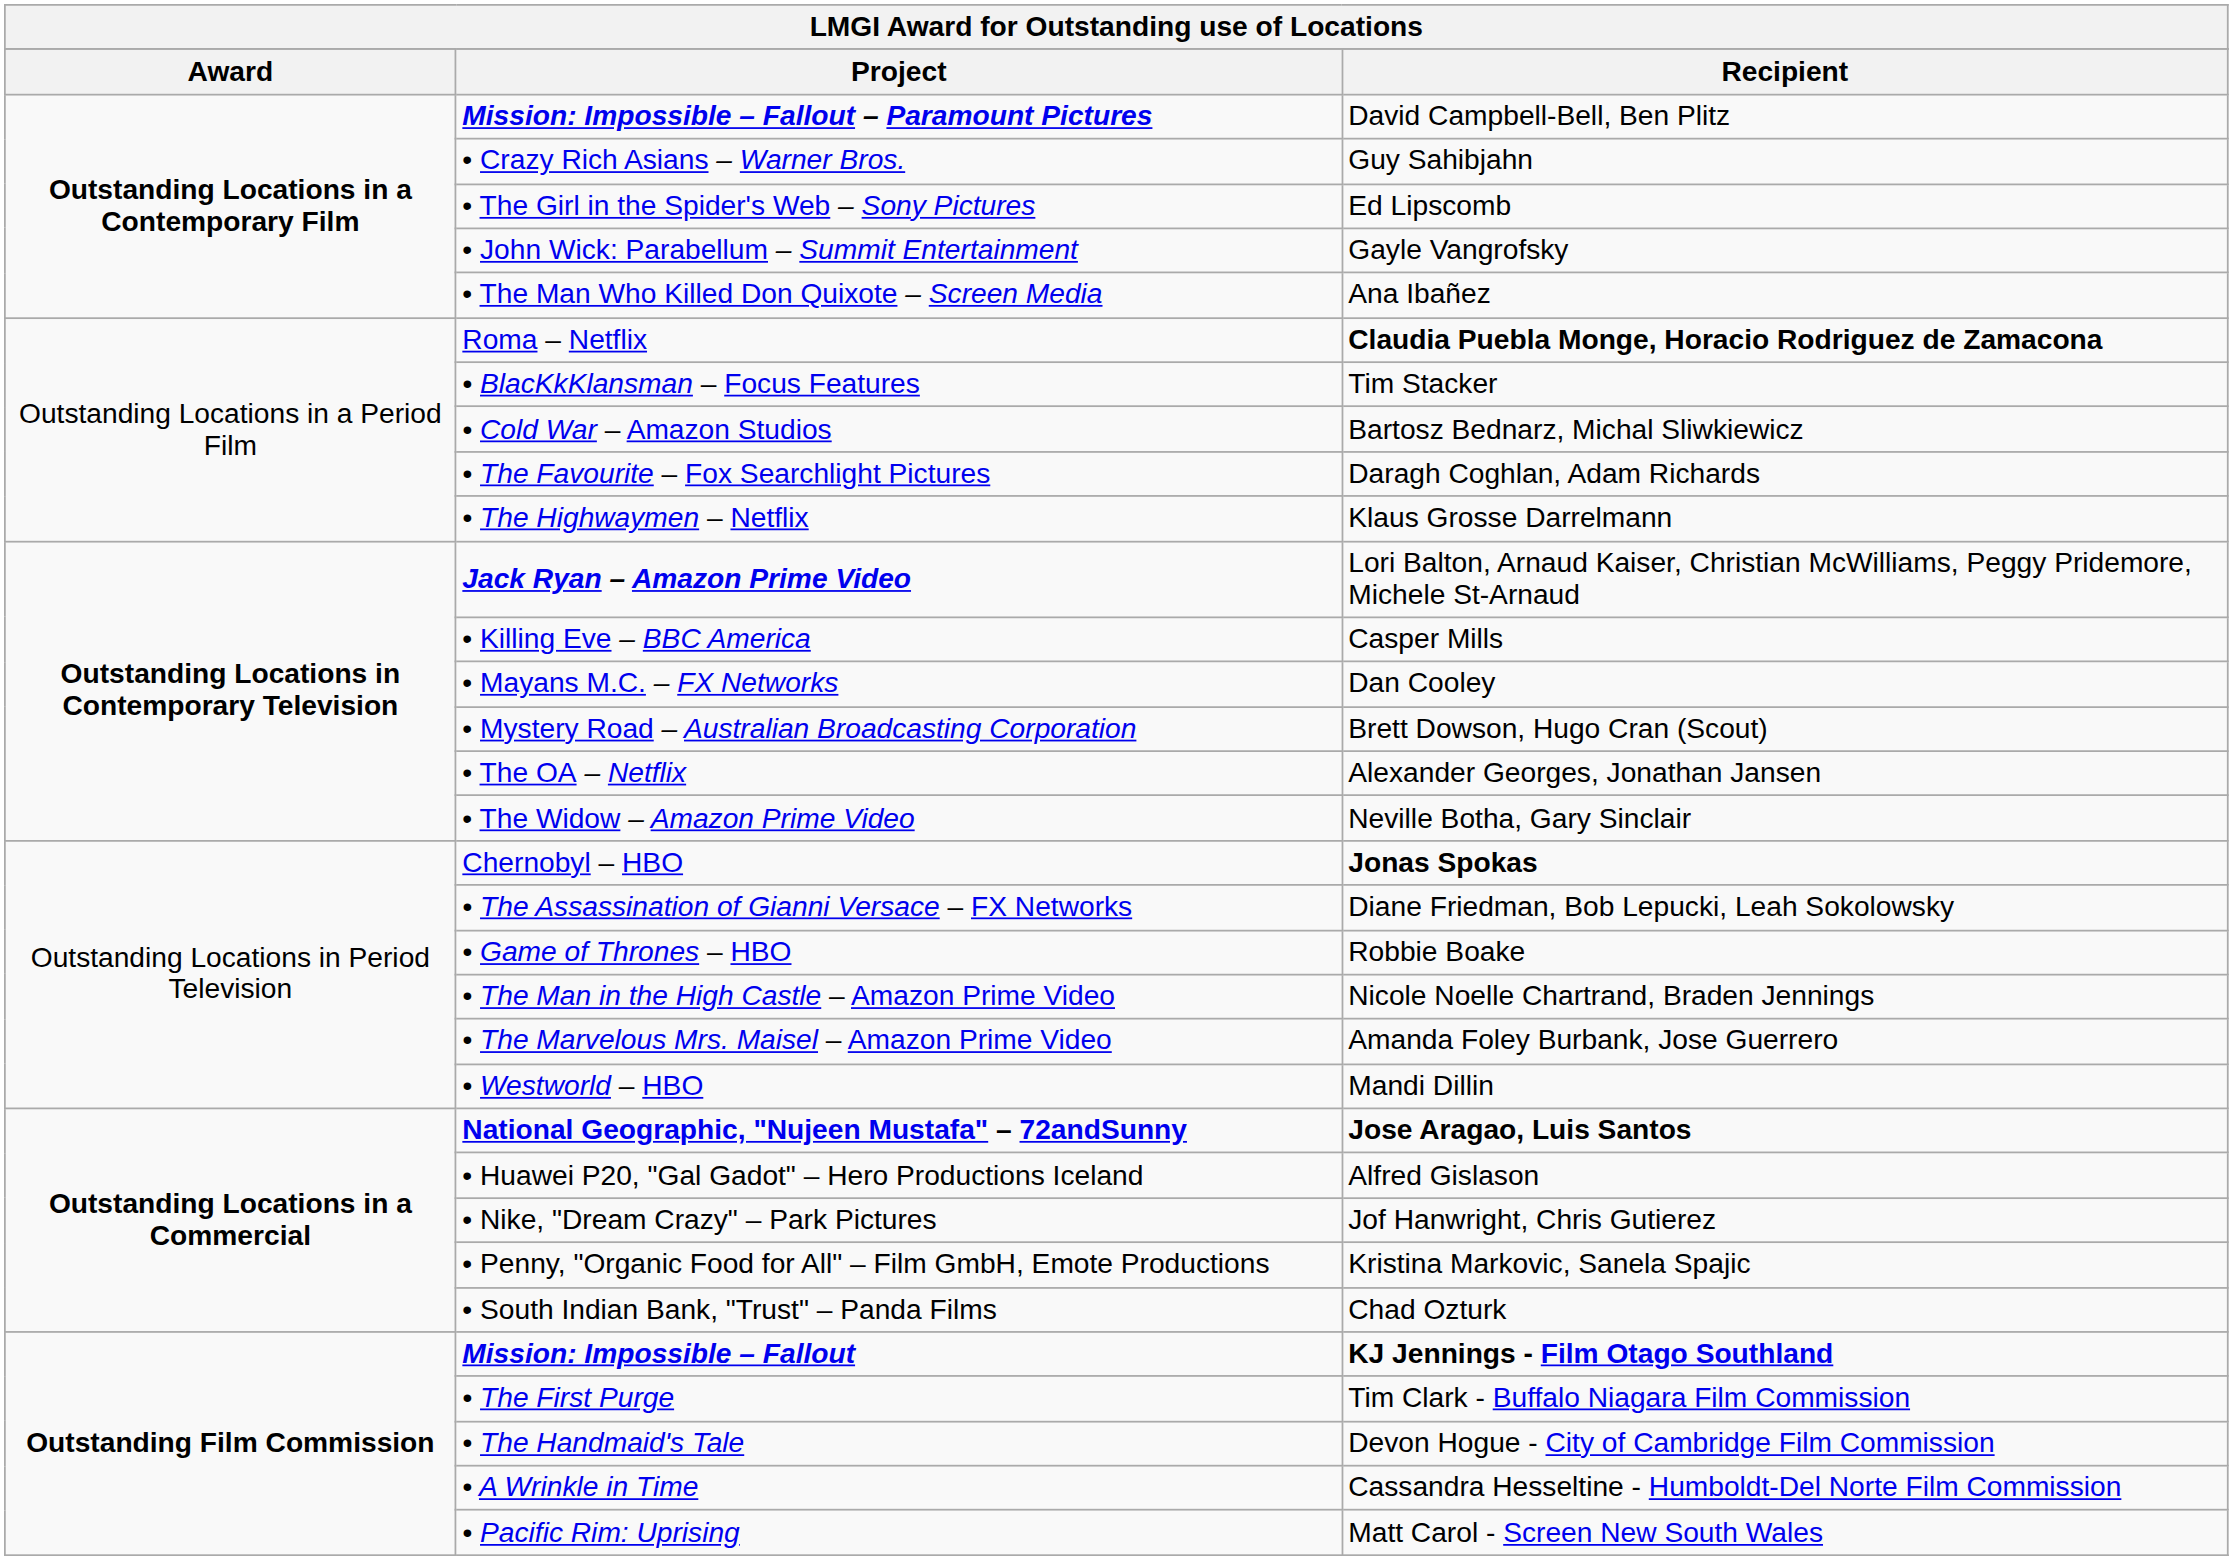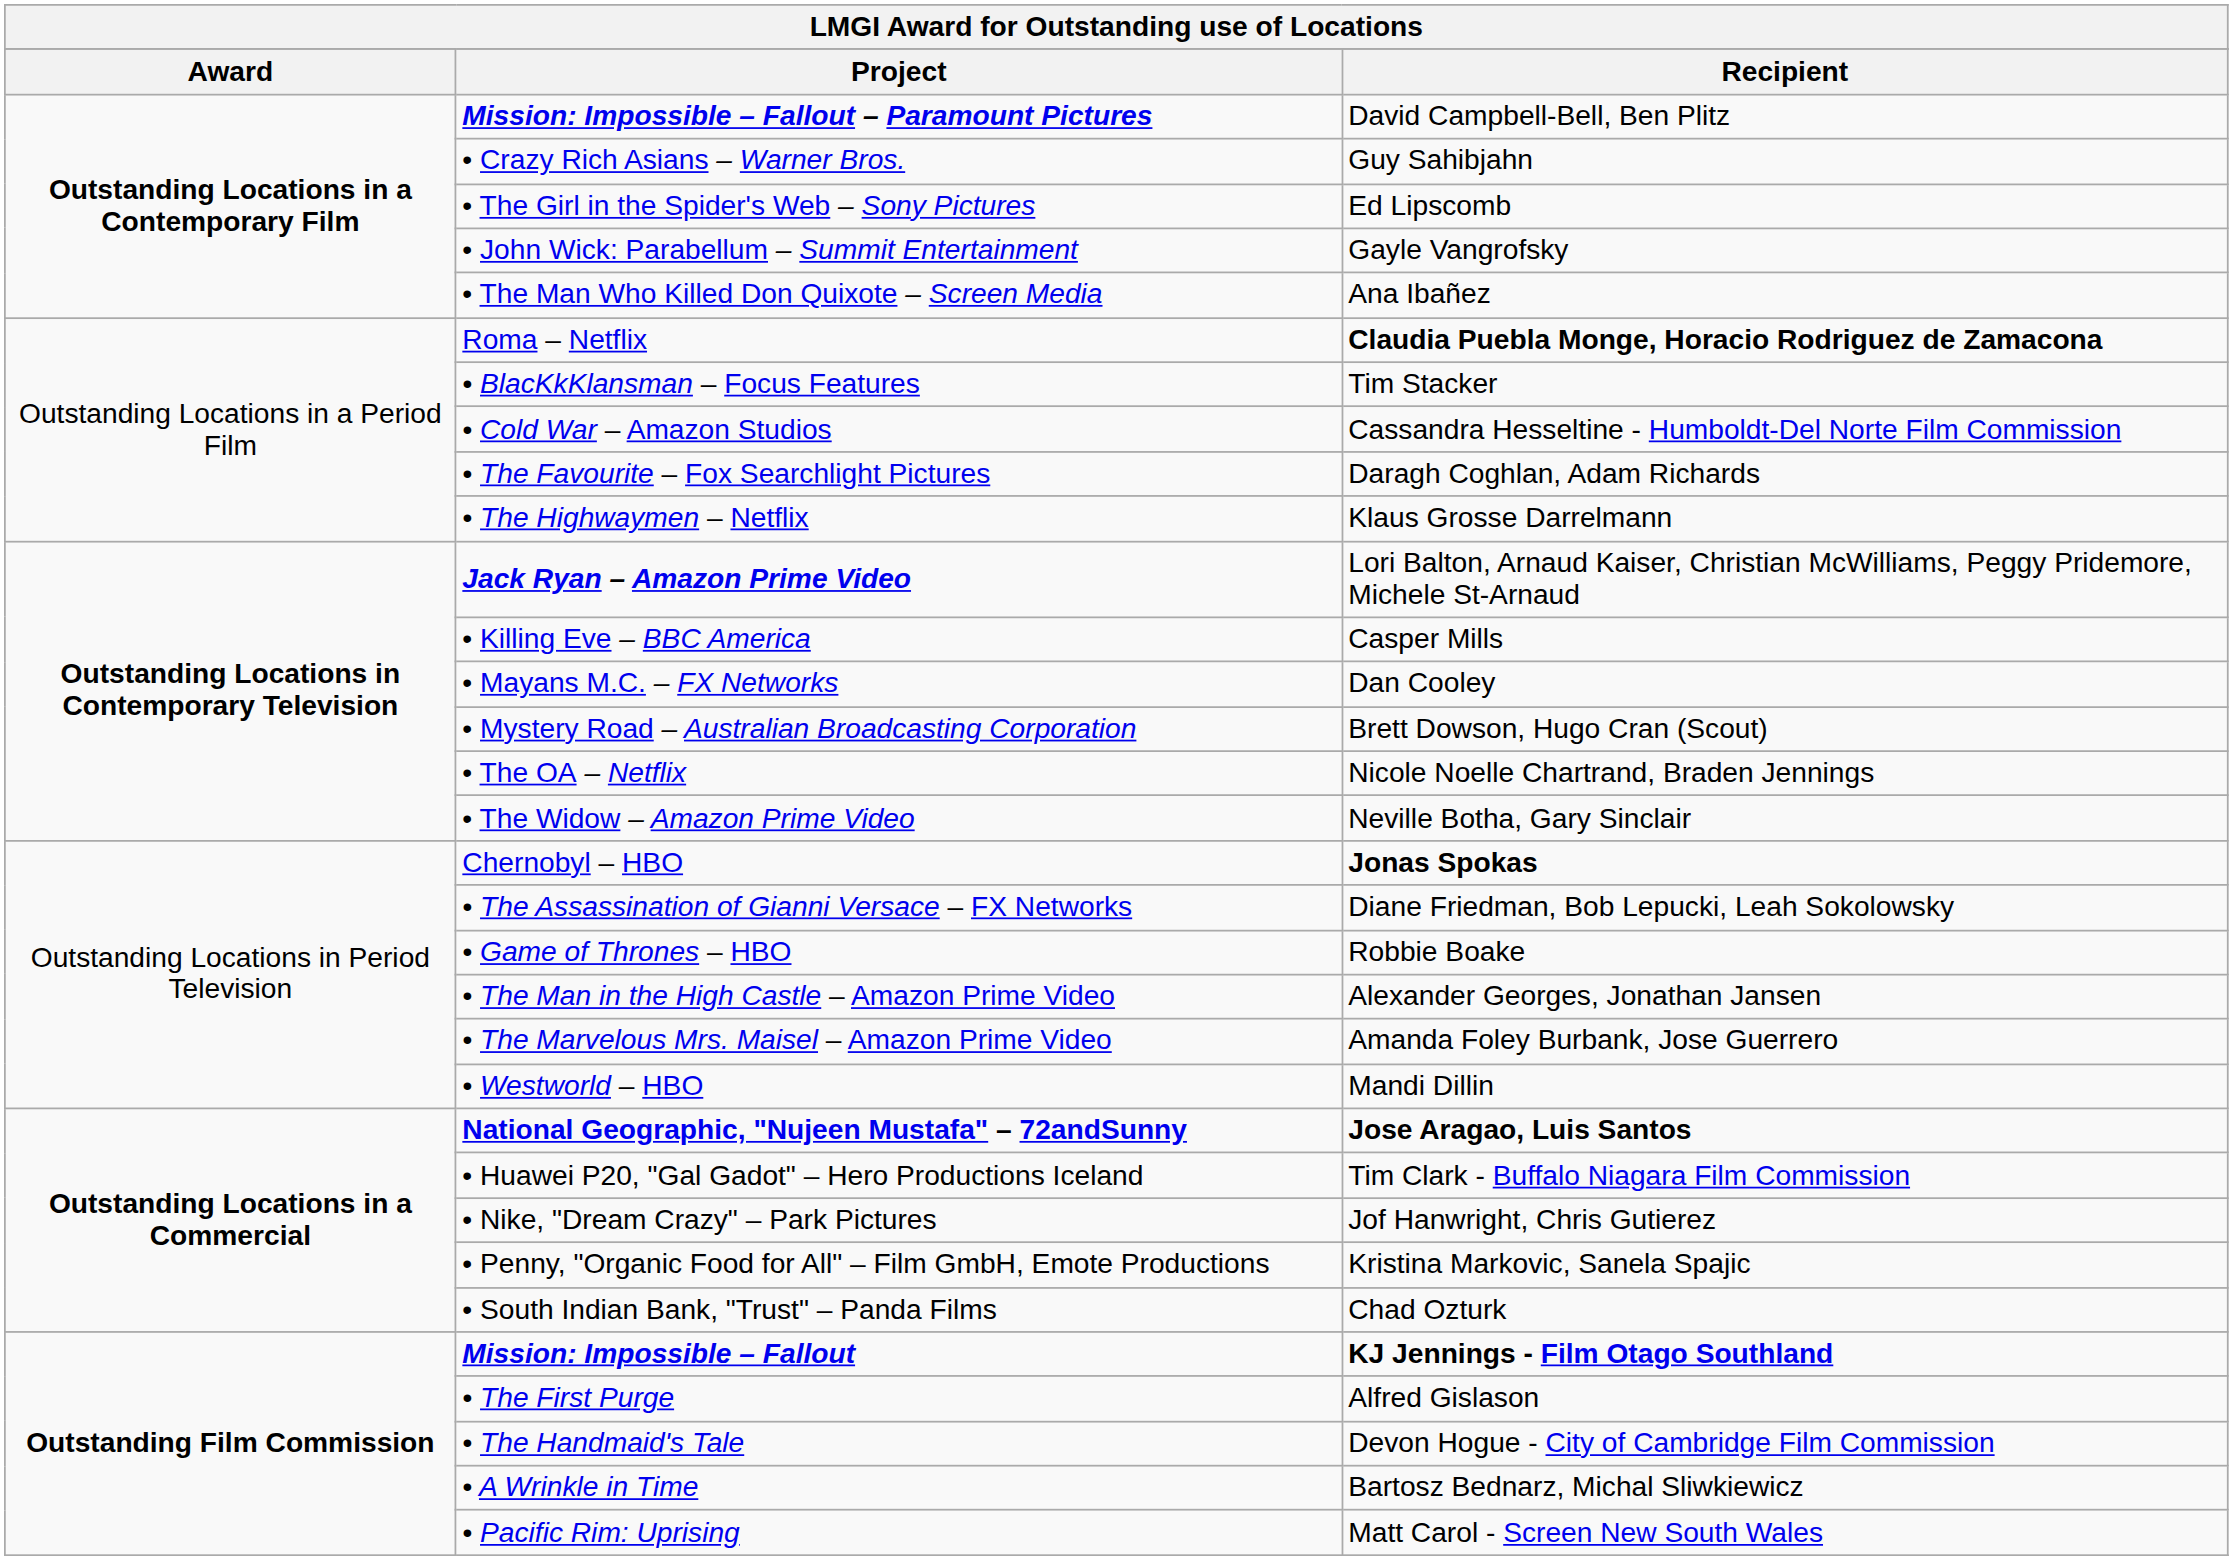(1576, 428) Bartosz Bednarz, Michal Sliwkiewicz -> (1735, 428) Cassandra Hesseltine - Humboldt-Del Norte Film Commission
(1585, 773) Alexander Georges, Jonathan Jansen -> (1611, 773) Nicole Noelle Chartrand, Braden Jennings
(1611, 996) Nicole Noelle Chartrand, Braden Jennings -> (1585, 996) Alexander Georges, Jonathan Jansen
(1444, 1175) Alfred Gislason -> (1629, 1175) Tim Clark - Buffalo Niagara Film Commission
(1629, 1398) Tim Clark - Buffalo Niagara Film Commission -> (1444, 1398) Alfred Gislason
(1735, 1487) Cassandra Hesseltine - Humboldt-Del Norte Film Commission -> (1576, 1487) Bartosz Bednarz, Michal Sliwkiewicz
